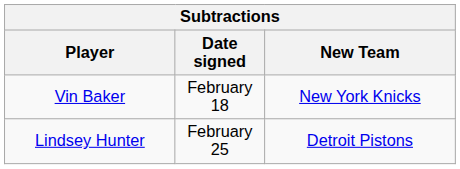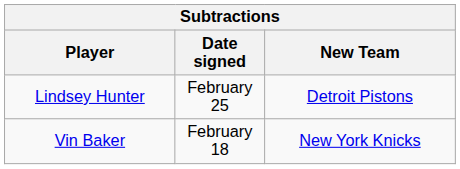rows swapped: (90, 96) <-> (90, 140)
